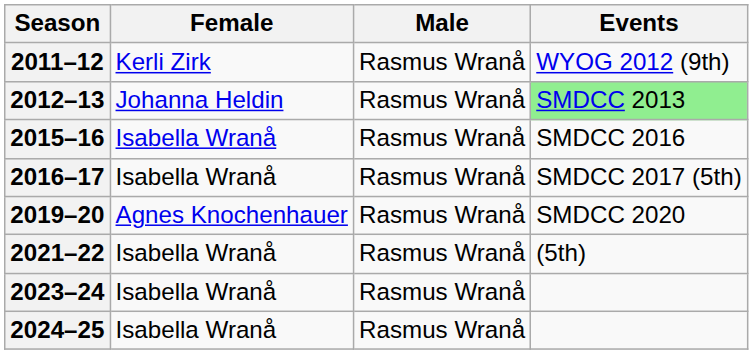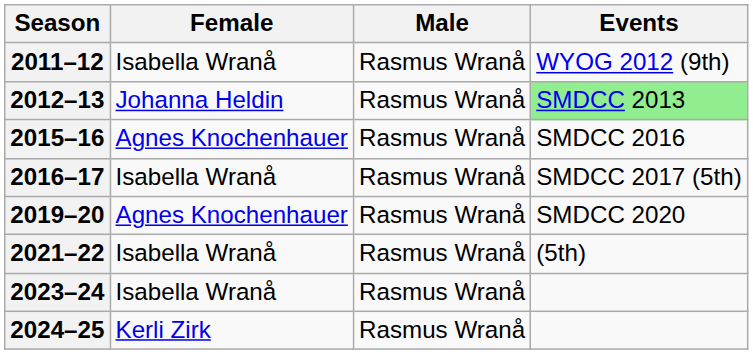(163, 61) Kerli Zirk -> (196, 61) Isabella Wranå
(196, 138) Isabella Wranå -> (232, 138) Agnes Knochenhauer
(196, 330) Isabella Wranå -> (163, 330) Kerli Zirk
